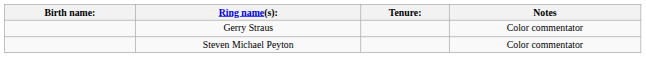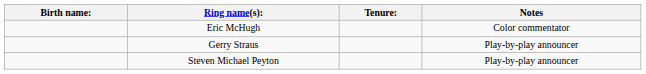+ row: (233, 28)
(545, 28) Color commentator -> (531, 44) Play-by-play announcer
(545, 44) Color commentator -> (531, 60) Play-by-play announcer
